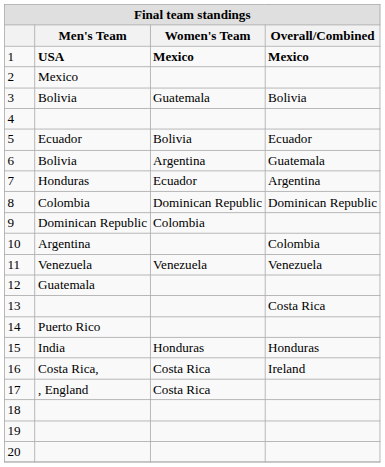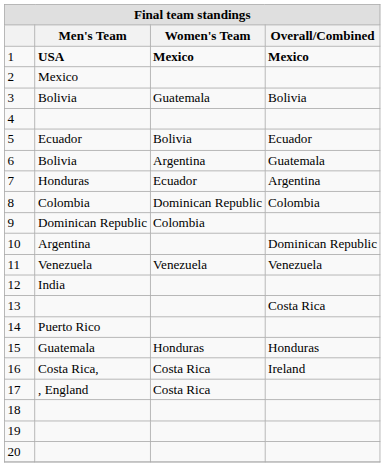(323, 202) Dominican Republic -> (294, 202) Colombia
(294, 243) Colombia -> (323, 243) Dominican Republic
(66, 285) Guatemala -> (52, 285) India
(52, 347) India -> (66, 347) Guatemala
